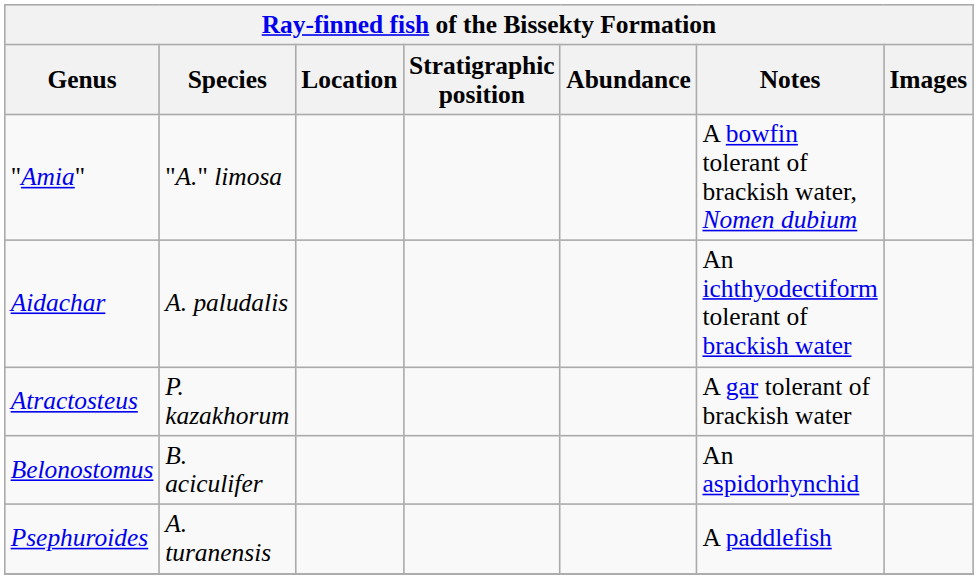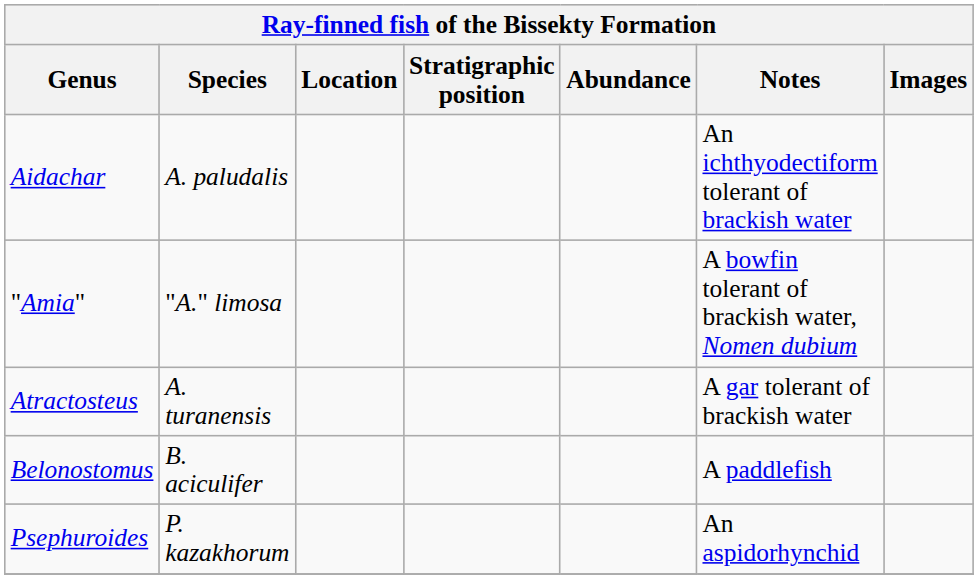rows swapped: (58, 303) <-> (48, 176)
(227, 400) P. kazakhorum -> (218, 400) A. turanensis
(781, 469) An aspidorhynchid -> (767, 469) A paddlefish
(218, 538) A. turanensis -> (227, 538) P. kazakhorum
(767, 538) A paddlefish -> (781, 538) An aspidorhynchid
